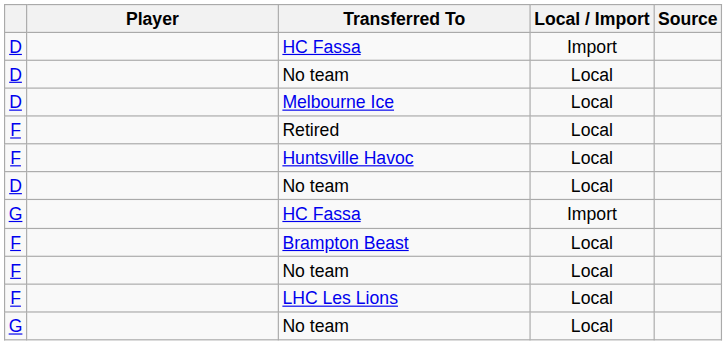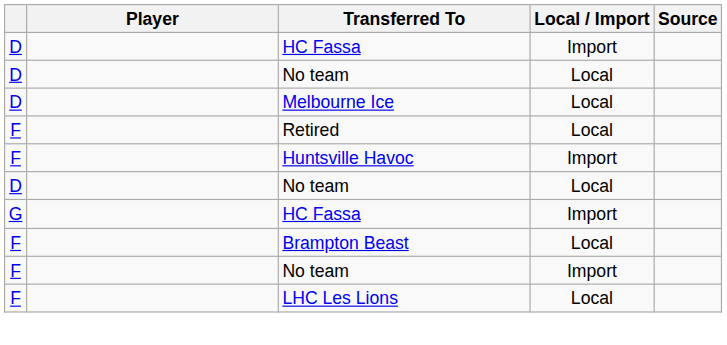(592, 158) Local -> (592, 158) Import
(592, 270) Local -> (592, 270) Import
- row: (16, 326)
